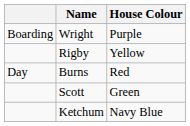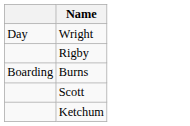- column: (146, 14)
(30, 33) Boarding -> (17, 33) Day
(17, 72) Day -> (30, 72) Boarding
